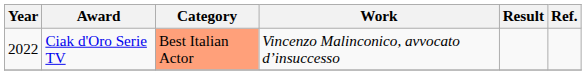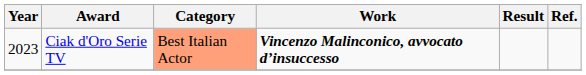(23, 49) 2022 -> (23, 49) 2023
(361, 49) normal -> (361, 49) bold
